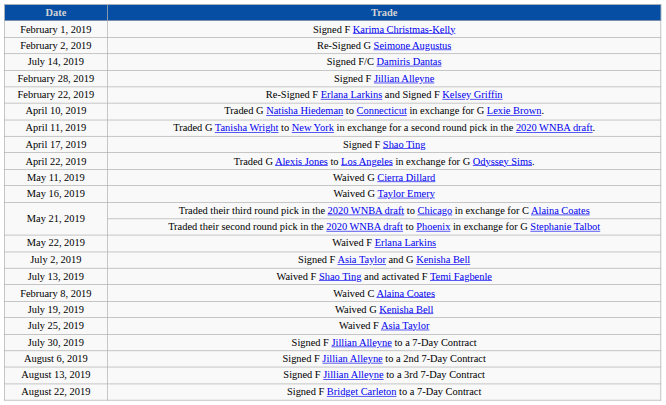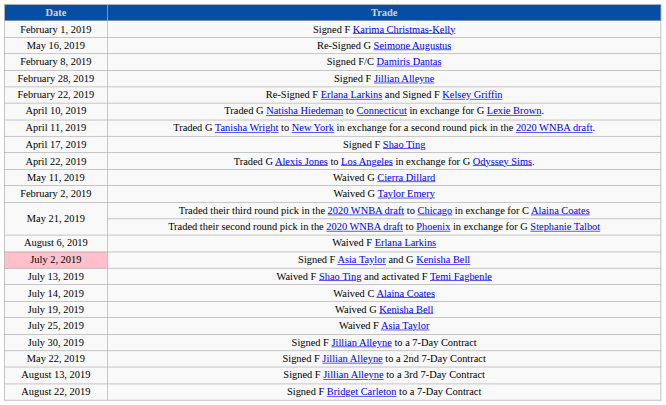(56, 45) February 2, 2019 -> (56, 45) May 16, 2019
(56, 62) July 14, 2019 -> (56, 62) February 8, 2019
(56, 194) May 16, 2019 -> (56, 194) February 2, 2019
(56, 243) May 22, 2019 -> (56, 243) August 6, 2019
(56, 260) no background -> (56, 260) pink background
(56, 293) February 8, 2019 -> (56, 293) July 14, 2019
(56, 359) August 6, 2019 -> (56, 359) May 22, 2019
